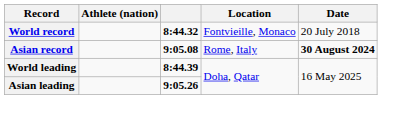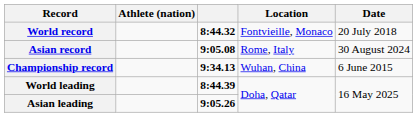(338, 49) bold -> (374, 49) normal
+ row: (60, 67)
